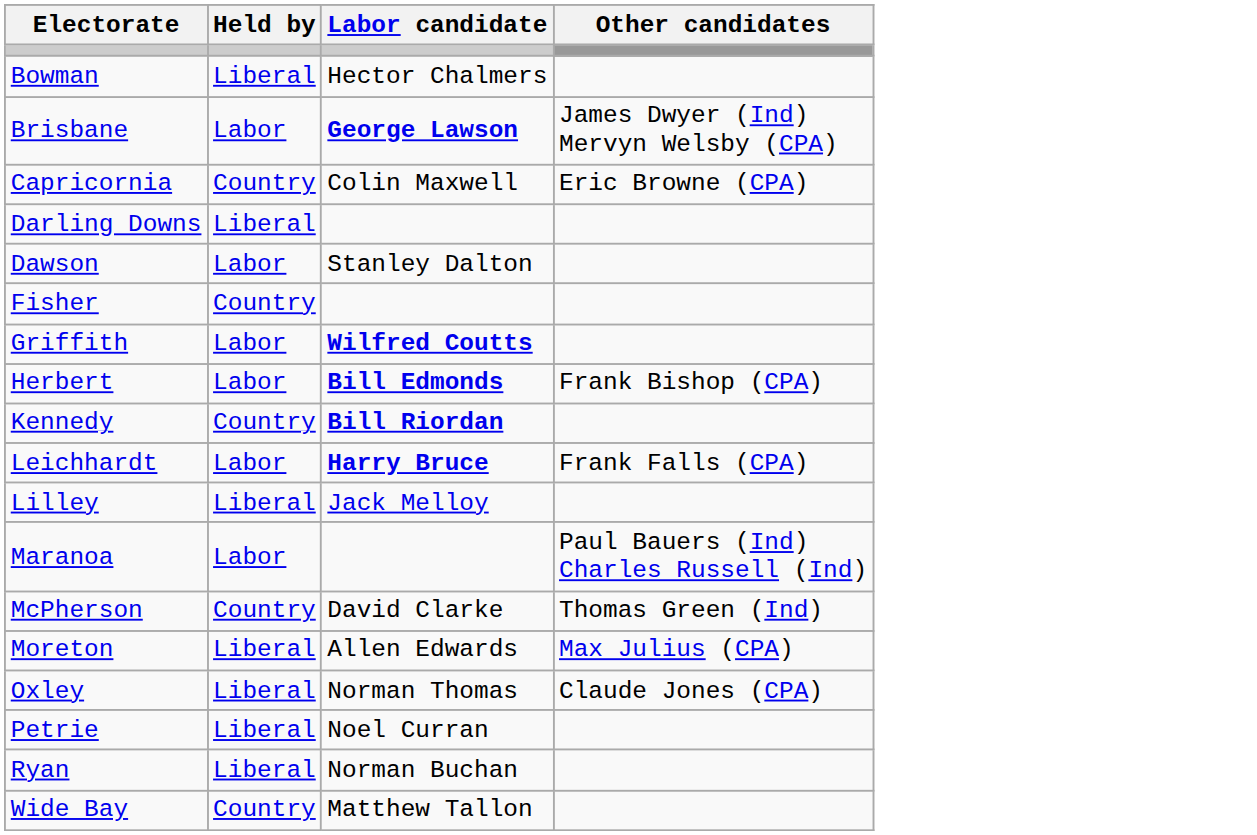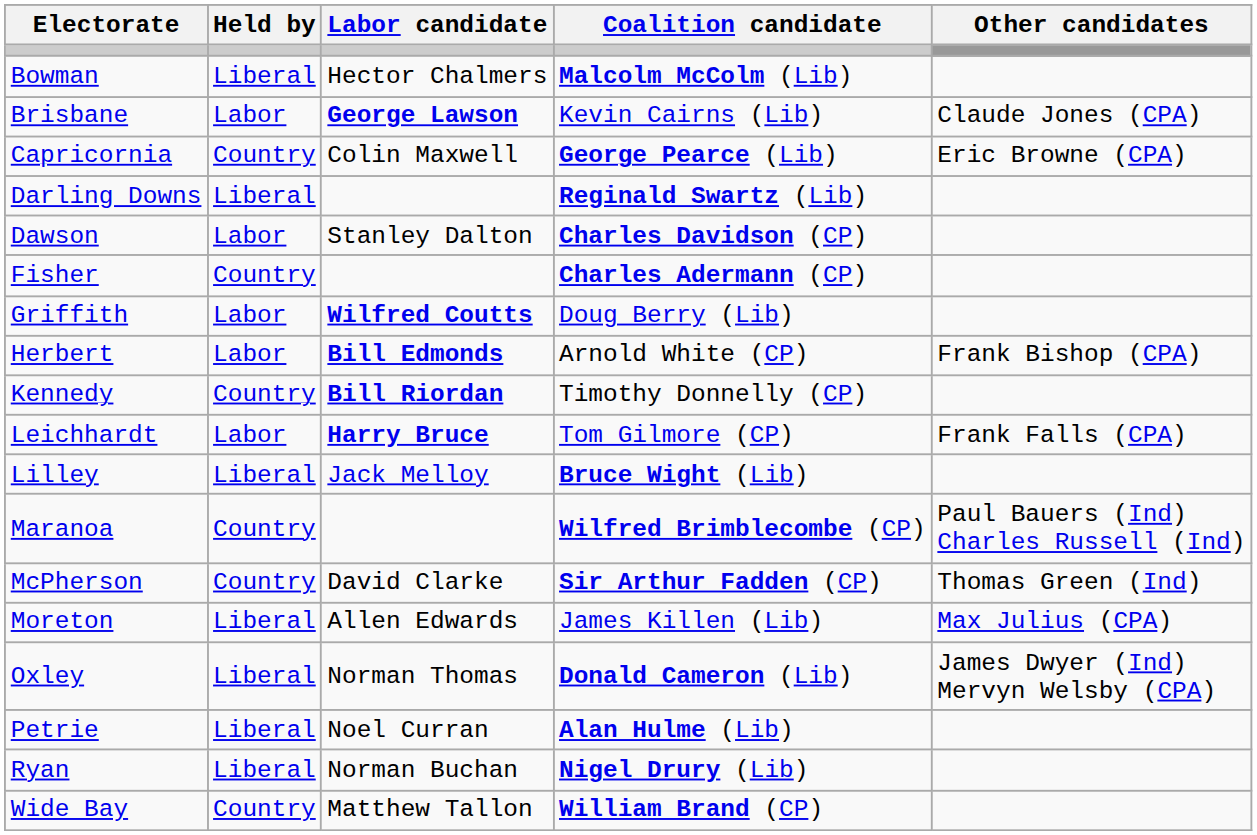+ column: (742, 25)
(698, 130) James Dwyer (Ind) Mervyn Welsby (CPA) -> (1069, 116) Claude Jones (CPA)
(250, 557) Labor -> (264, 529) Country
(691, 690) Claude Jones (CPA) -> (1077, 676) James Dwyer (Ind) Mervyn Welsby (CPA)
